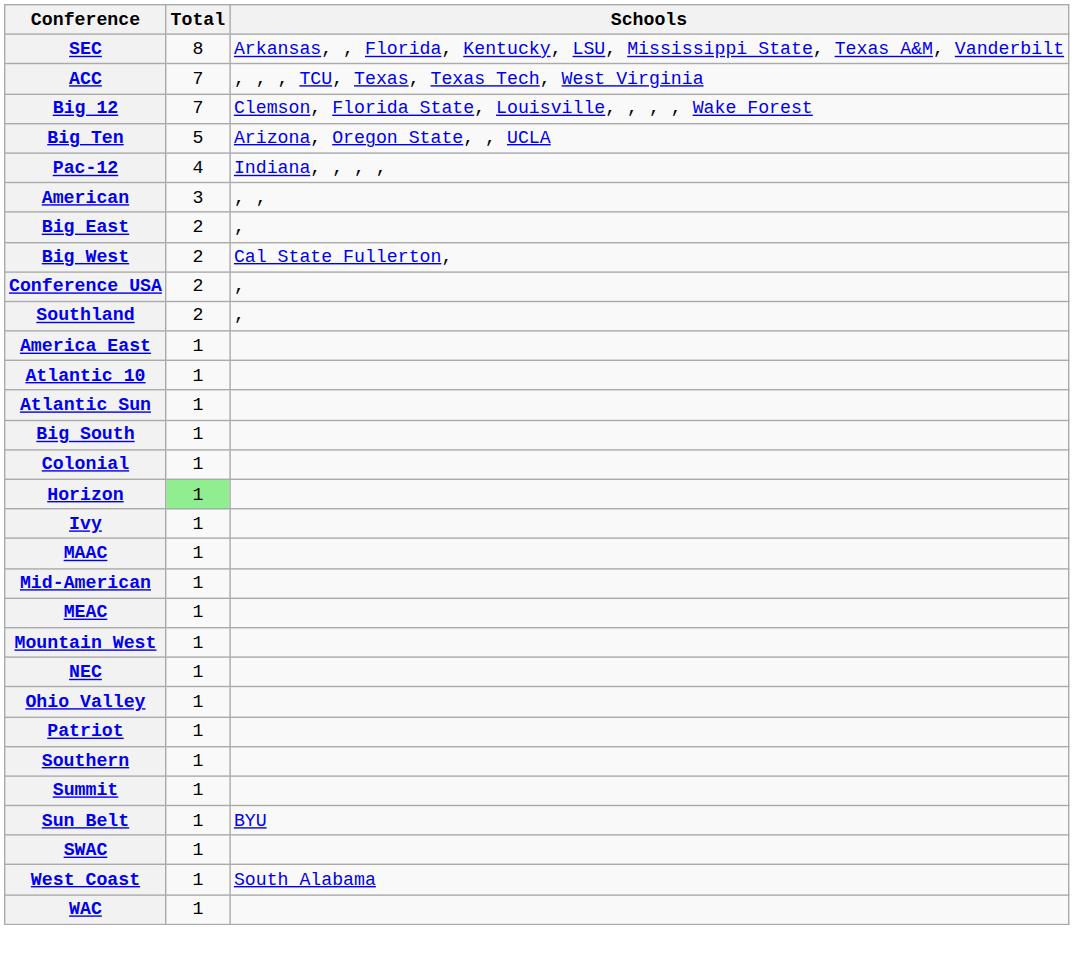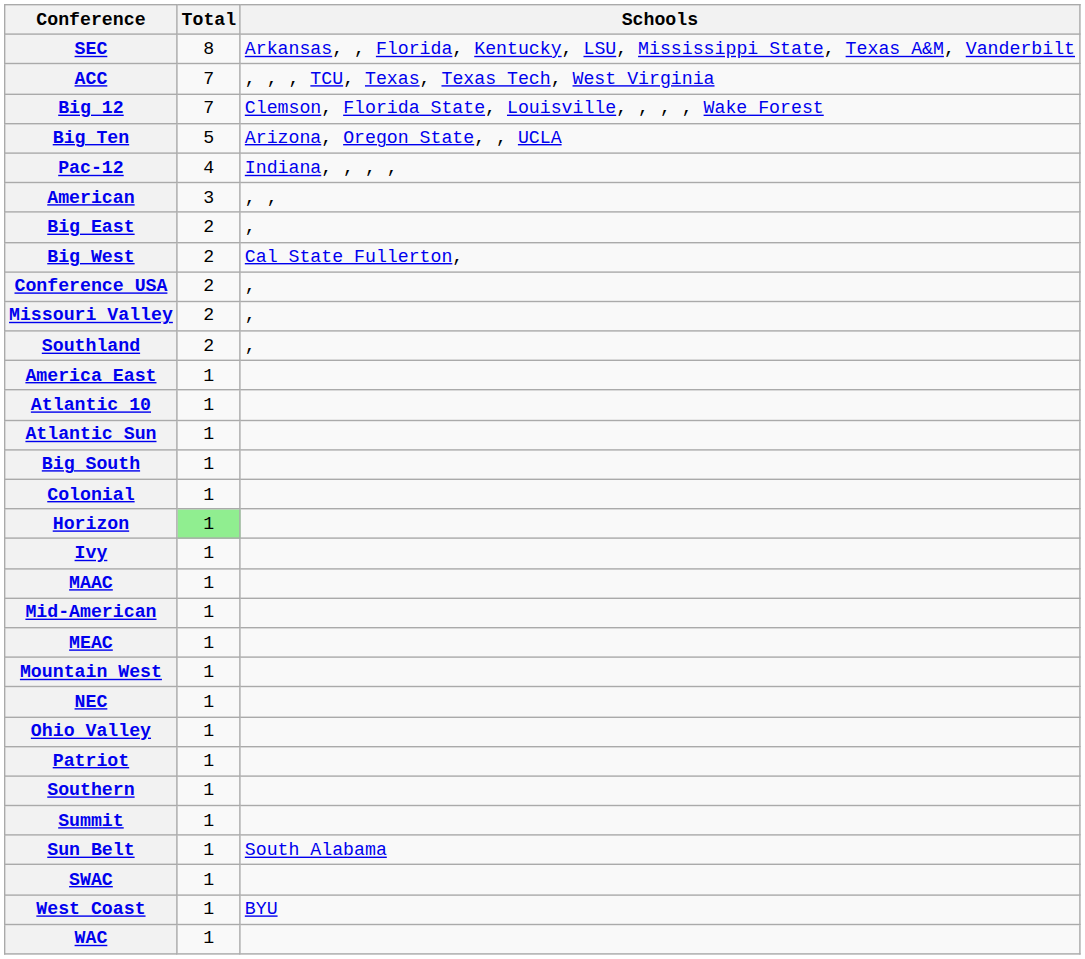+ row: (91, 316)
(250, 820) BYU -> (316, 850) South Alabama
(305, 880) South Alabama -> (261, 909) BYU
